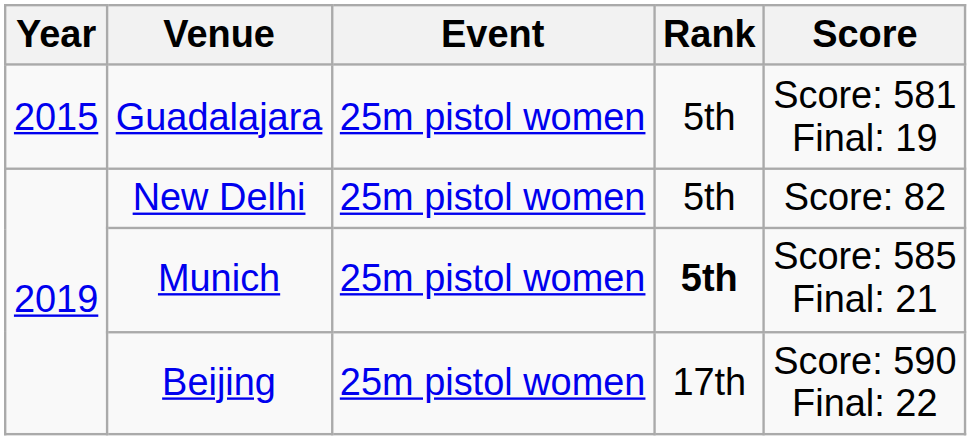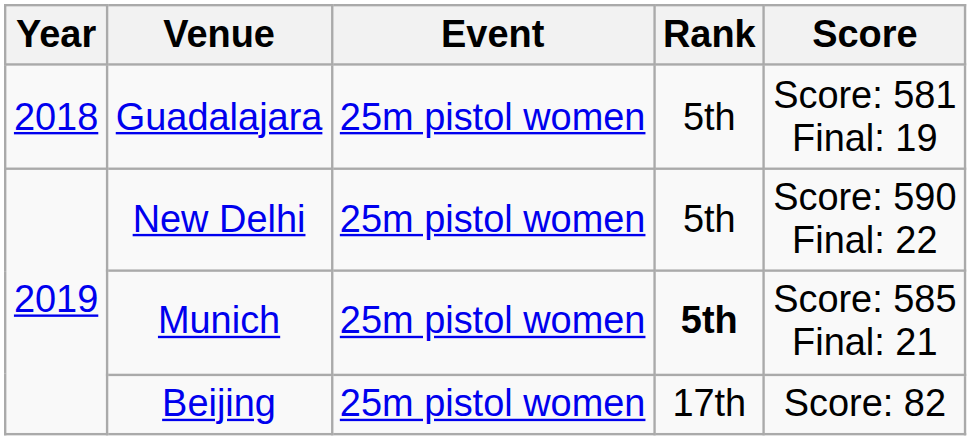(56, 116) 2015 -> (56, 116) 2018
(865, 197) Score: 82 -> (865, 218) Score: 590 Final: 22
(865, 381) Score: 590 Final: 22 -> (865, 403) Score: 82
